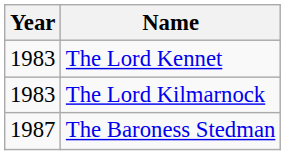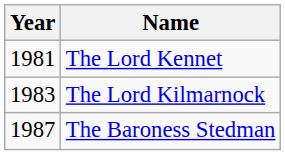(33, 58) 1983 -> (33, 58) 1981
